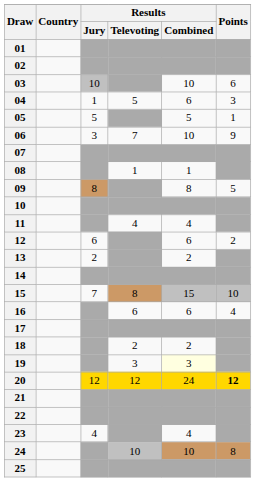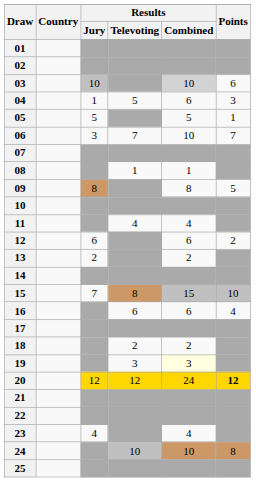(189, 83) no background -> (189, 83) lightgrey background
(233, 135) 9 -> (233, 135) 7
